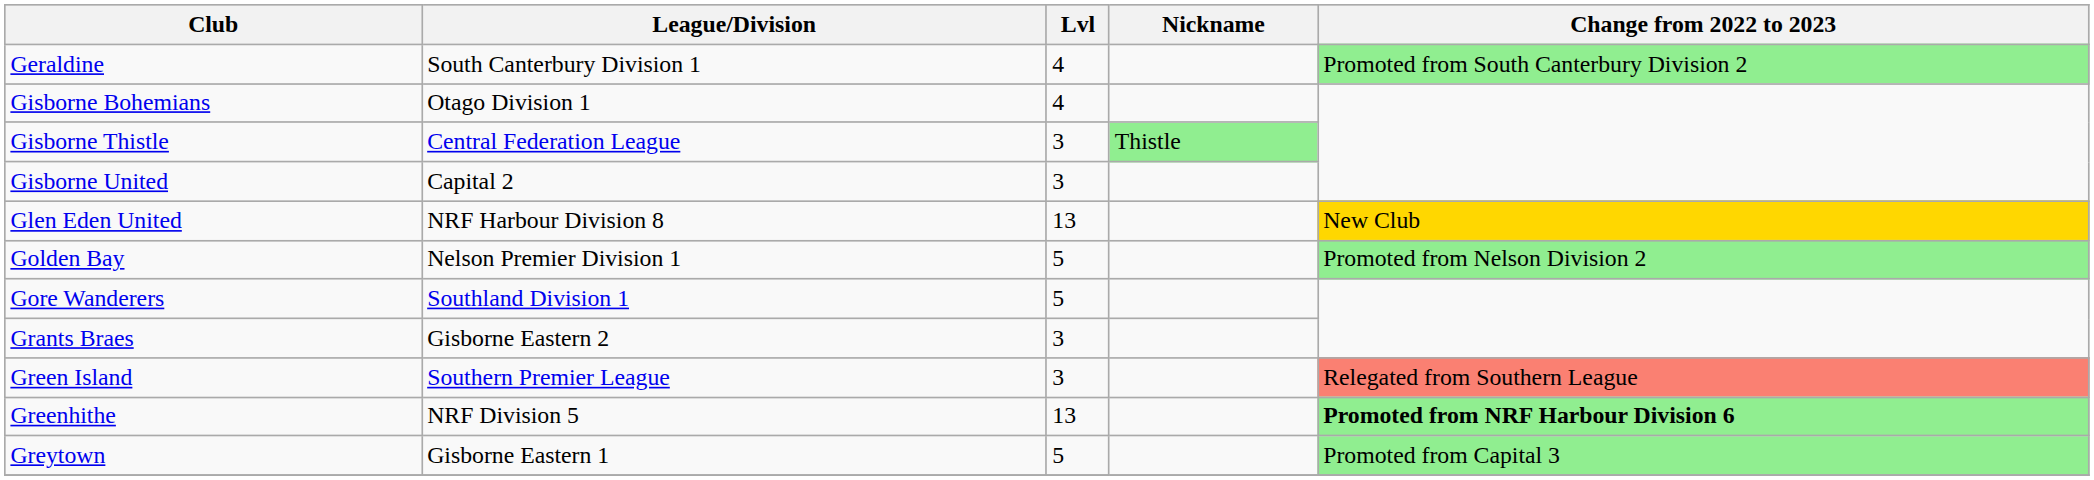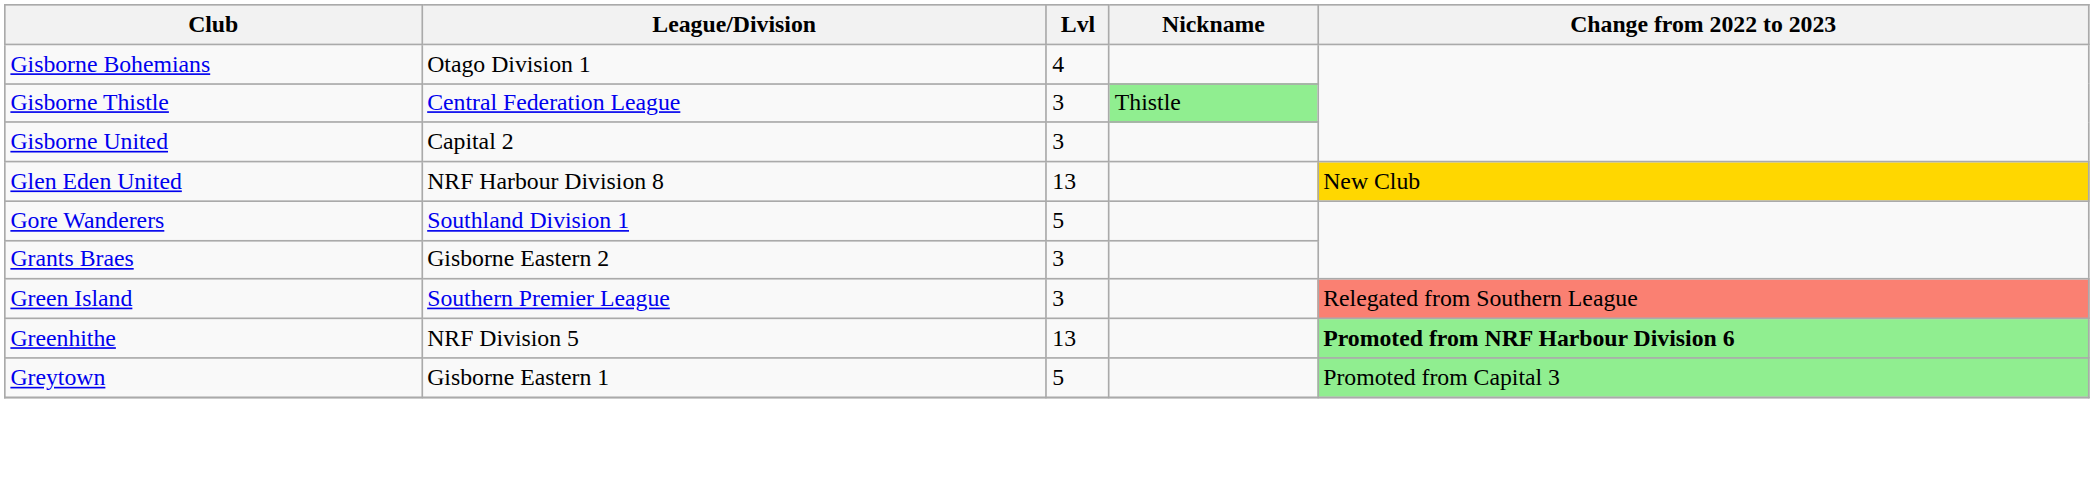- row: (57, 63)
- row: (67, 259)
